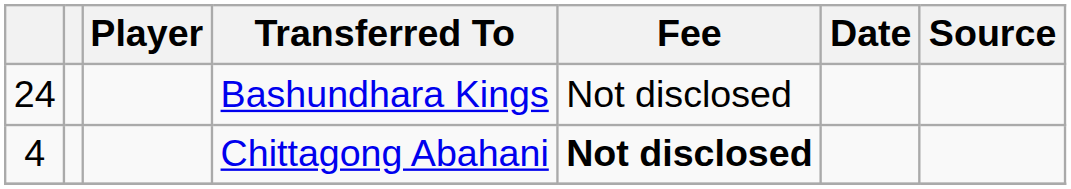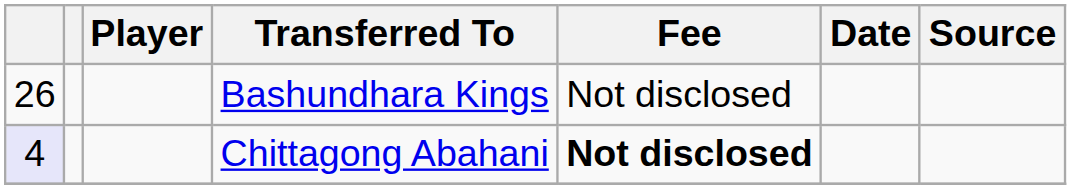(35, 93) 24 -> (35, 93) 26
(35, 153) no background -> (35, 153) lavender background
